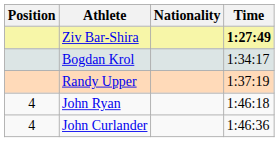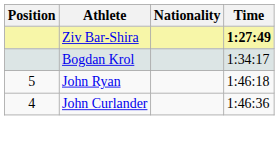- row: (99, 81)
(32, 103) 4 -> (32, 81) 5
